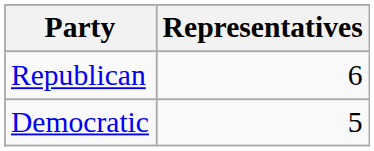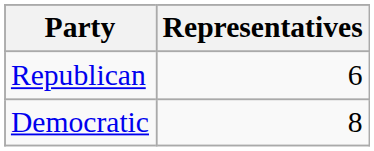(355, 121) 5 -> (355, 121) 8
